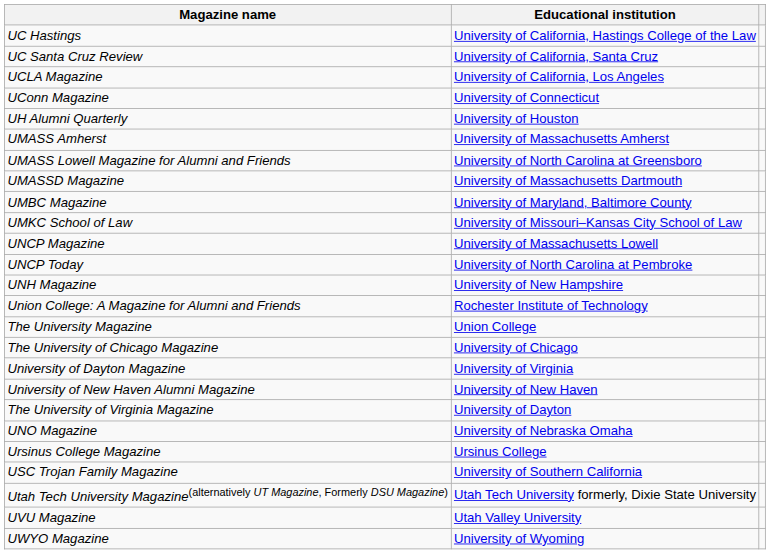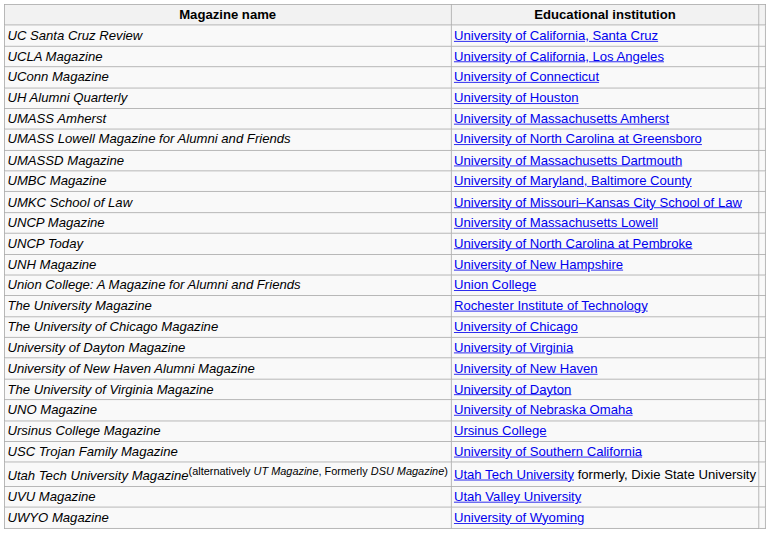- row: (44, 35)
(551, 306) Rochester Institute of Technology -> (495, 285) Union College
(495, 327) Union College -> (551, 306) Rochester Institute of Technology
